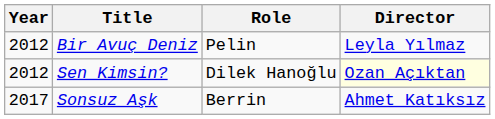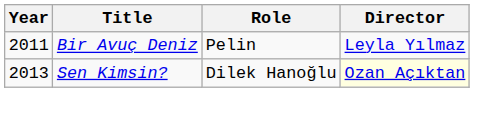(29, 46) 2012 -> (29, 46) 2011
(29, 73) 2012 -> (29, 73) 2013
- row: (107, 100)
